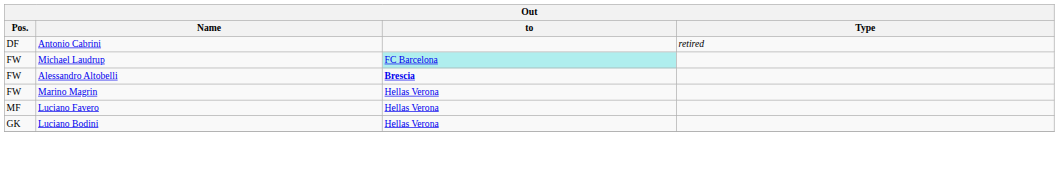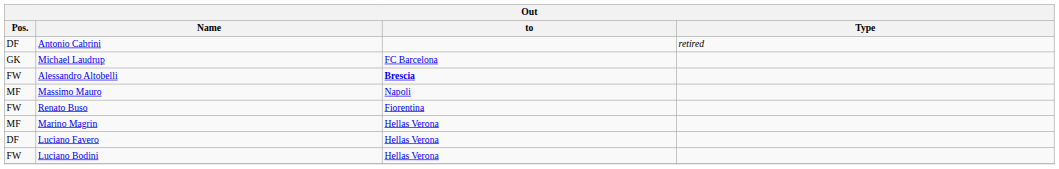(14, 60) FW -> (14, 60) GK
(411, 60) paleturquoise background -> (411, 60) no background
+ row: (70, 92)
+ row: (63, 108)
(14, 92) FW -> (14, 124) MF
(14, 108) MF -> (13, 140) DF
(14, 124) GK -> (14, 156) FW
